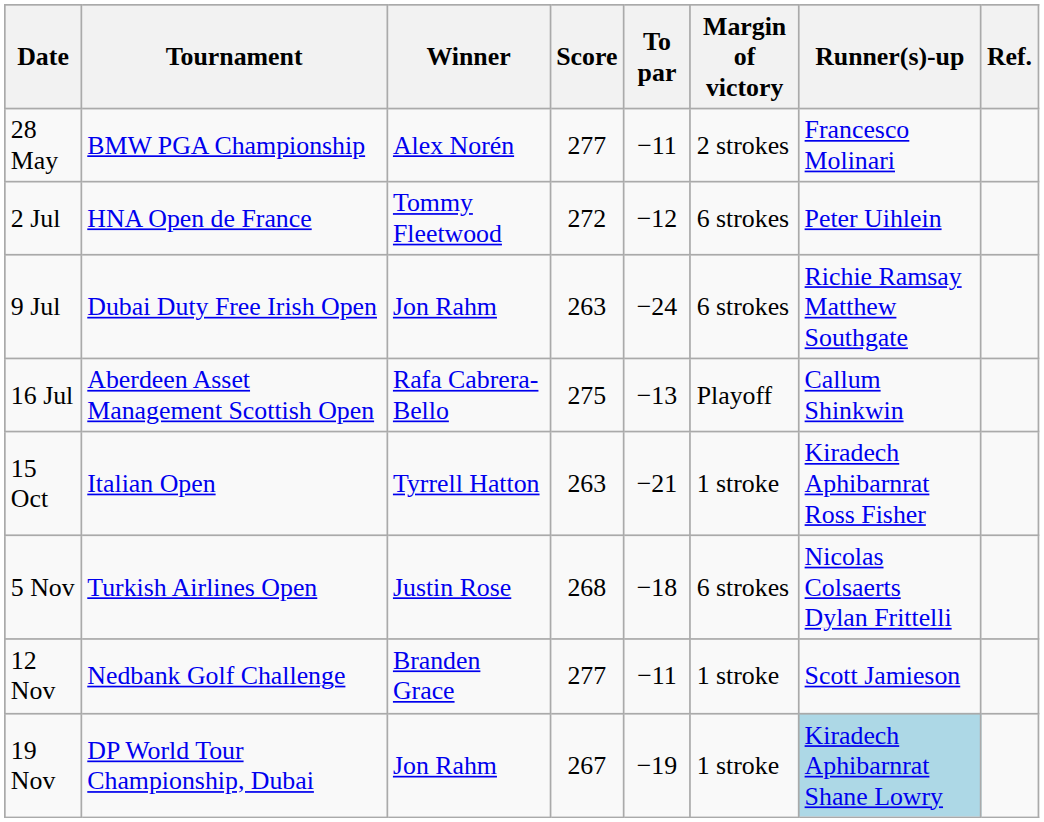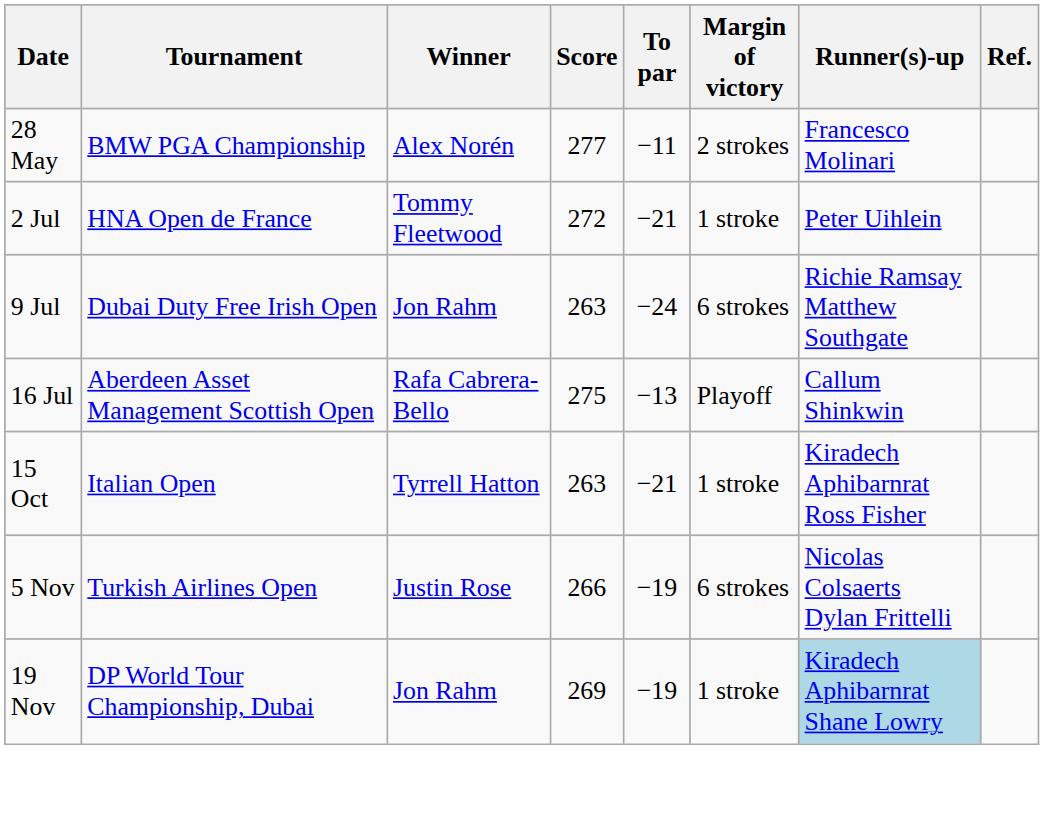(657, 218) −12 -> (657, 218) −21
(743, 218) 6 strokes -> (738, 218) 1 stroke
(587, 587) 268 -> (587, 587) 266
(657, 587) −18 -> (657, 587) −19
- row: (33, 676)
(587, 764) 267 -> (587, 691) 269
